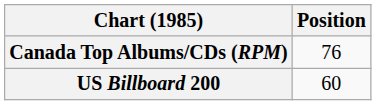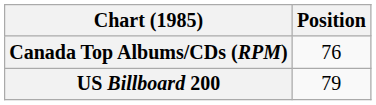(331, 83) 60 -> (331, 83) 79
